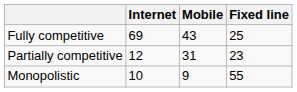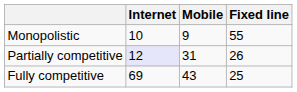rows swapped: (43, 76) <-> (56, 35)
(136, 55) no background -> (136, 55) lavender background
(236, 55) 23 -> (236, 55) 26
